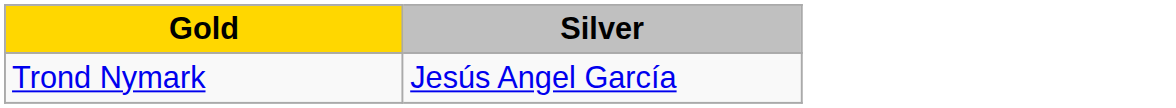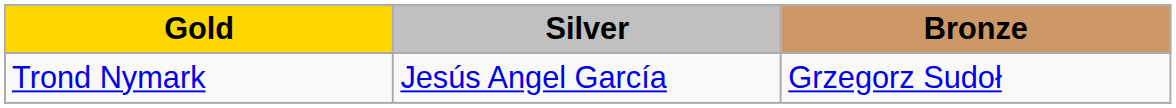+ column: (976, 28)
